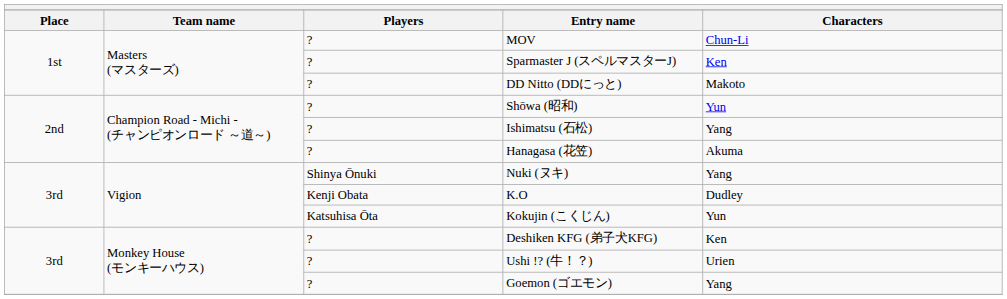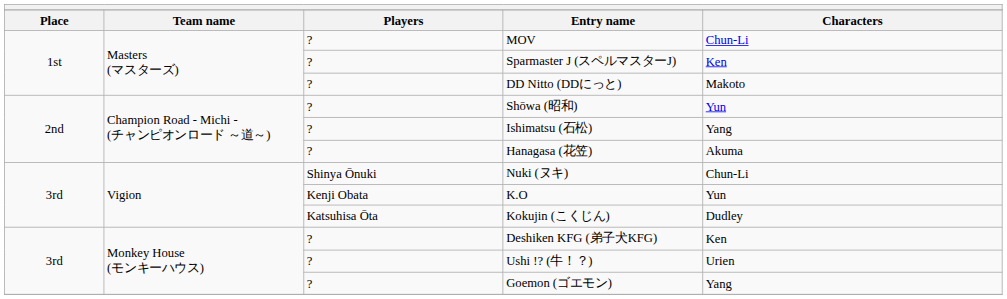(719, 173) Yang -> (727, 173) Chun-Li
(724, 194) Dudley -> (716, 194) Yun
(716, 216) Yun -> (724, 216) Dudley
